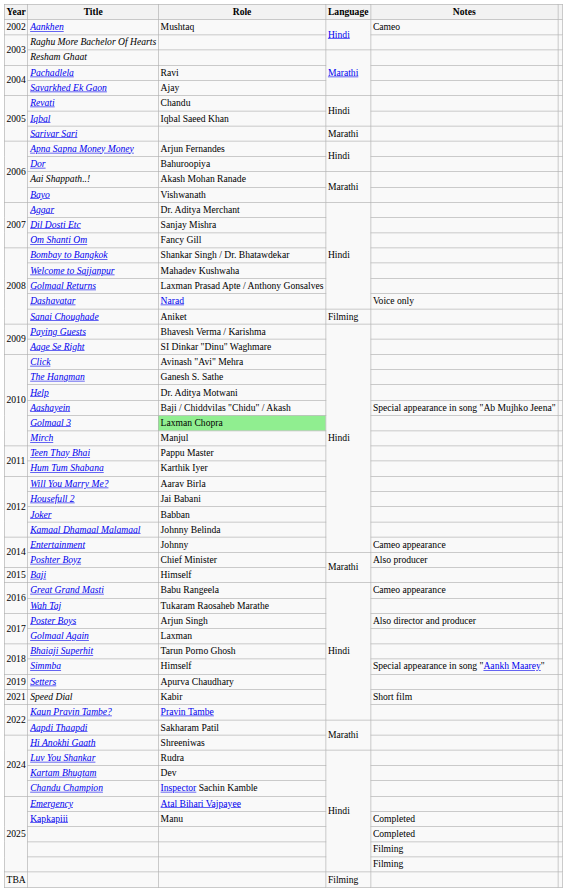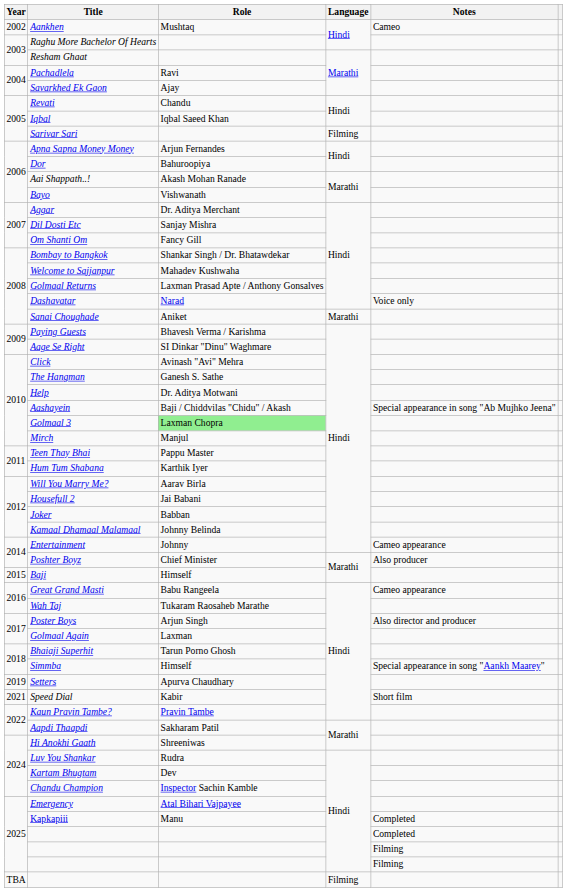(343, 133) Marathi -> (343, 133) Filming
(343, 316) Filming -> (343, 316) Marathi
